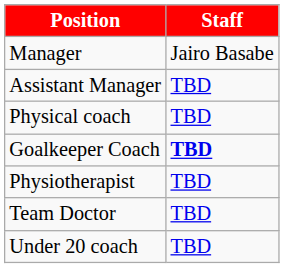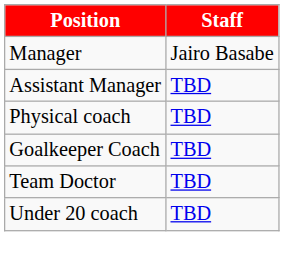(191, 149) bold -> (191, 149) normal
- row: (72, 181)
